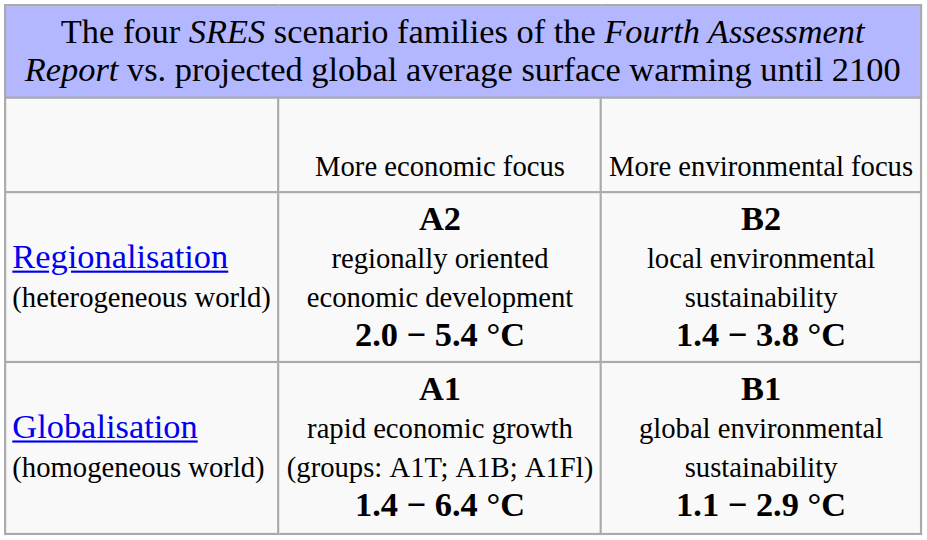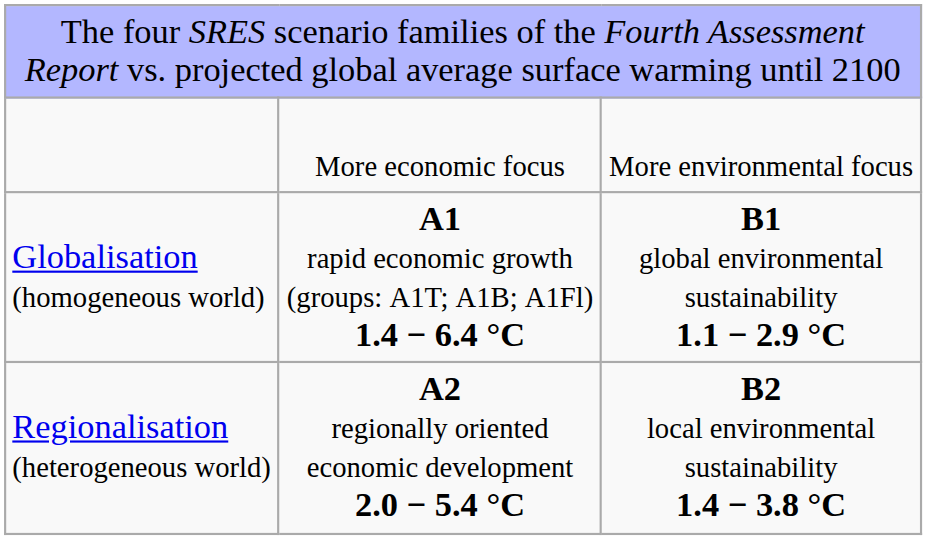rows swapped: (138, 446) <-> (142, 276)
